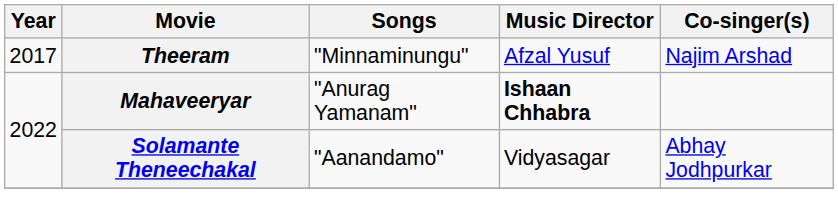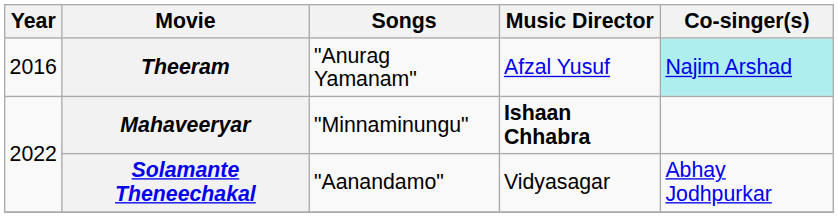(33, 55) 2017 -> (33, 67) 2016
(391, 55) "Minnaminungu" -> (365, 67) "Anurag Yamanam"
(729, 55) no background -> (729, 67) paleturquoise background
(365, 100) "Anurag Yamanam" -> (391, 124) "Minnaminungu"
